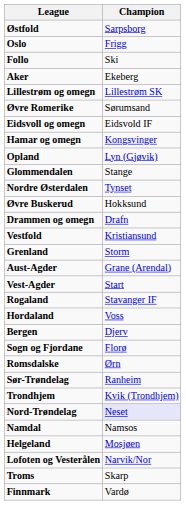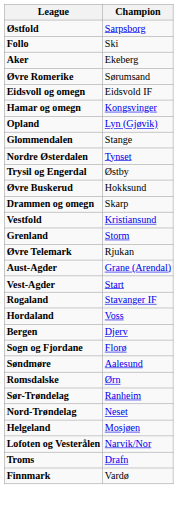- row: (16, 44)
- row: (51, 92)
+ row: (47, 172)
(117, 220) Drafn -> (117, 204) Skarp
+ row: (39, 252)
+ row: (29, 364)
- row: (31, 396)
(116, 412) lavender background -> (116, 412) no background
- row: (24, 428)
(117, 476) Skarp -> (117, 460) Drafn
